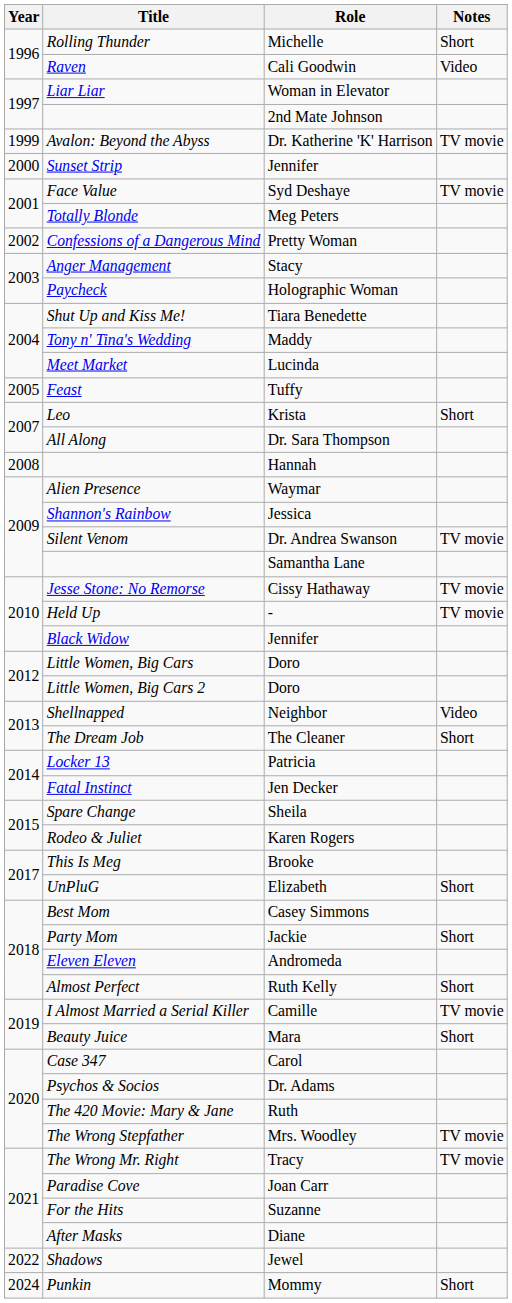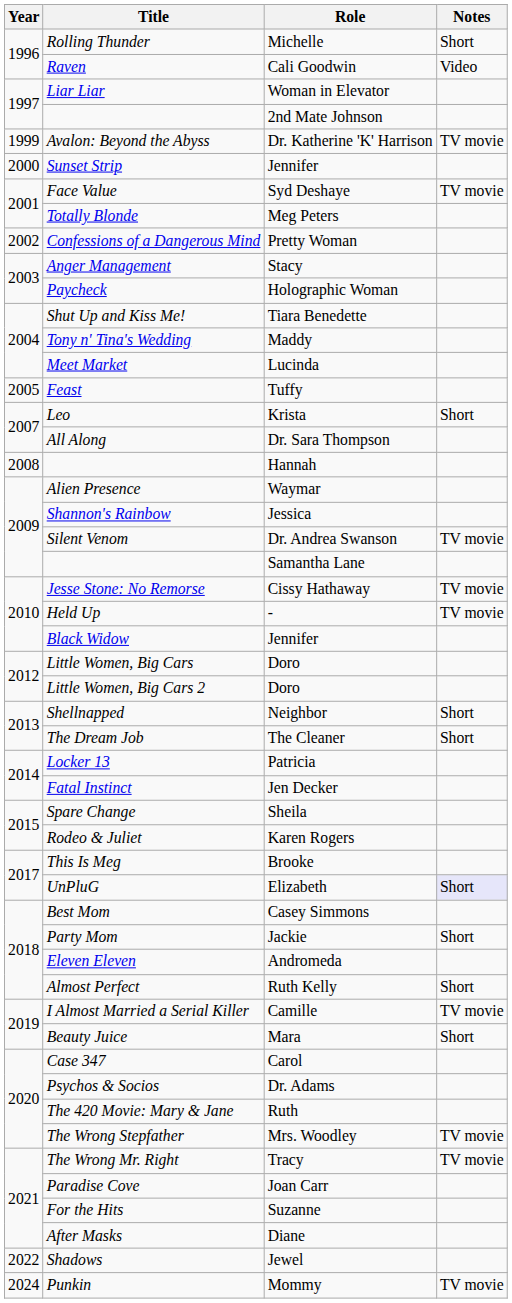(459, 713) Video -> (457, 713) Short
(457, 887) no background -> (457, 887) lavender background
(457, 1285) Short -> (472, 1285) TV movie
